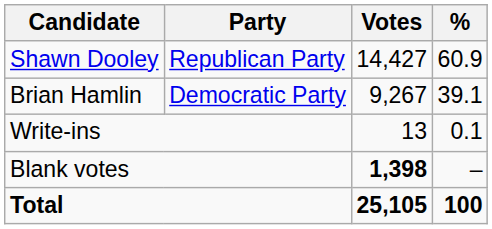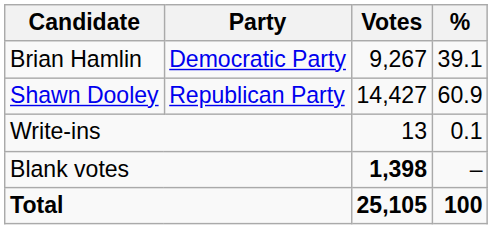rows swapped: (84, 59) <-> (76, 95)
